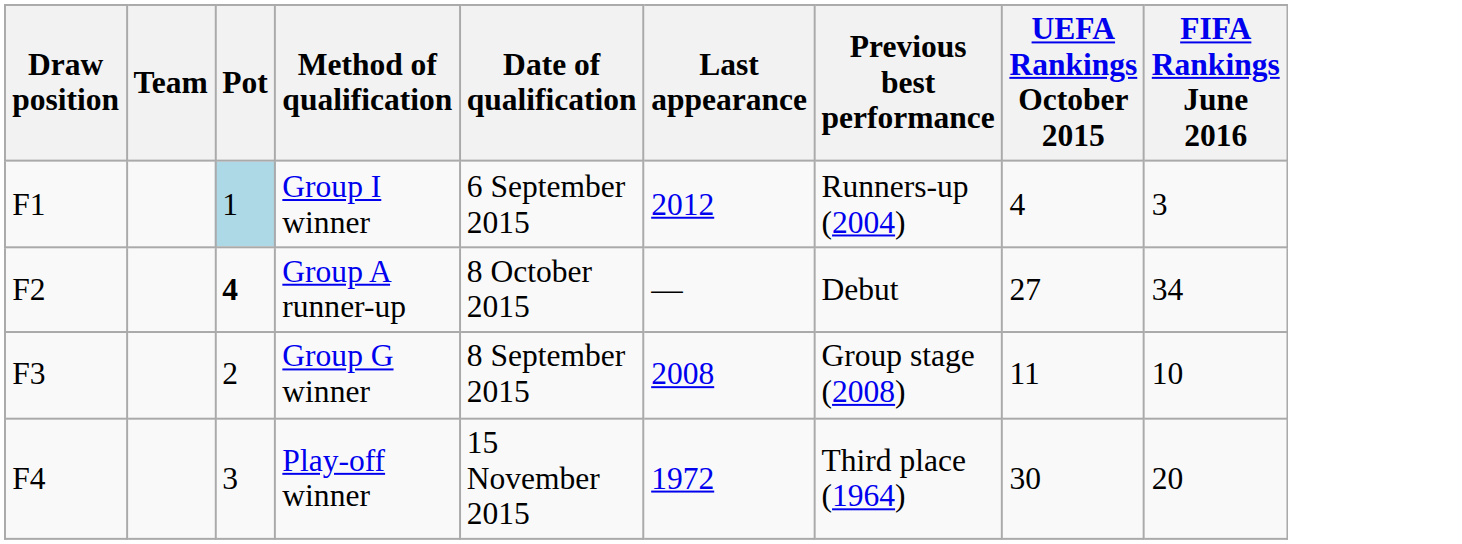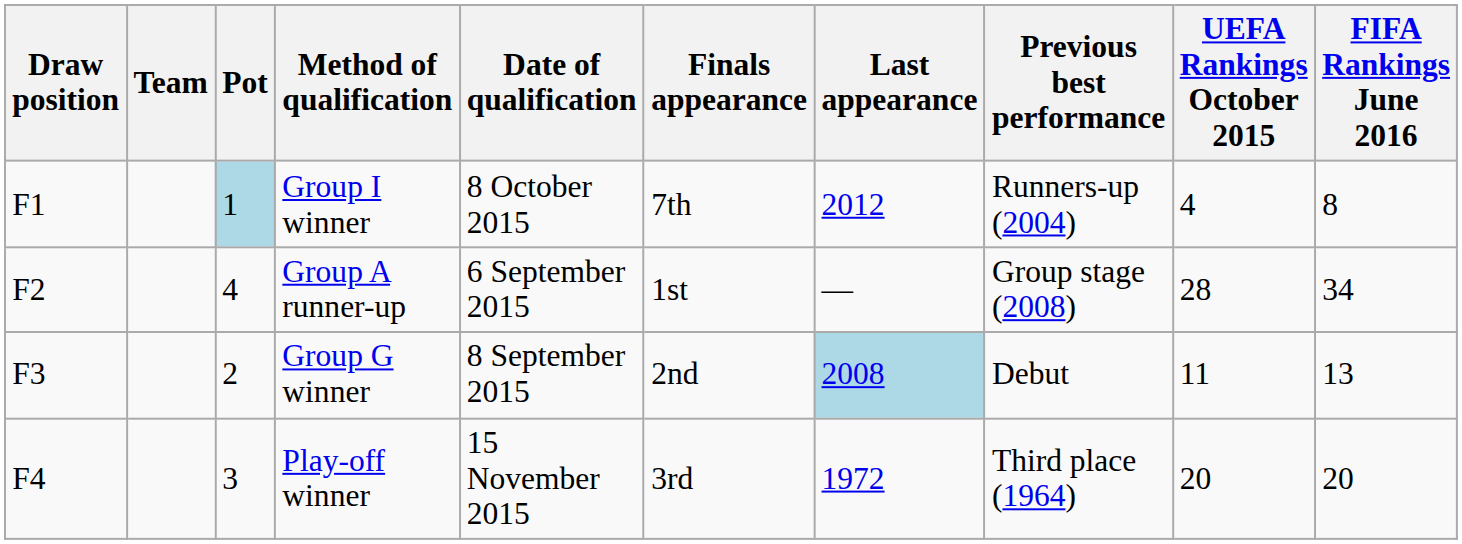+ column: (729, 82)
(546, 203) 6 September 2015 -> (529, 203) 8 October 2015
(1160, 203) 3 -> (1330, 203) 8
(230, 289) bold -> (230, 289) normal
(529, 289) 8 October 2015 -> (546, 289) 6 September 2015
(860, 289) Debut -> (1069, 289) Group stage (2008)
(1025, 289) 27 -> (1196, 289) 28
(683, 374) no background -> (853, 374) lightblue background
(898, 374) Group stage (2008) -> (1030, 374) Debut
(1168, 374) 10 -> (1338, 374) 13
(1025, 477) 30 -> (1196, 477) 20
